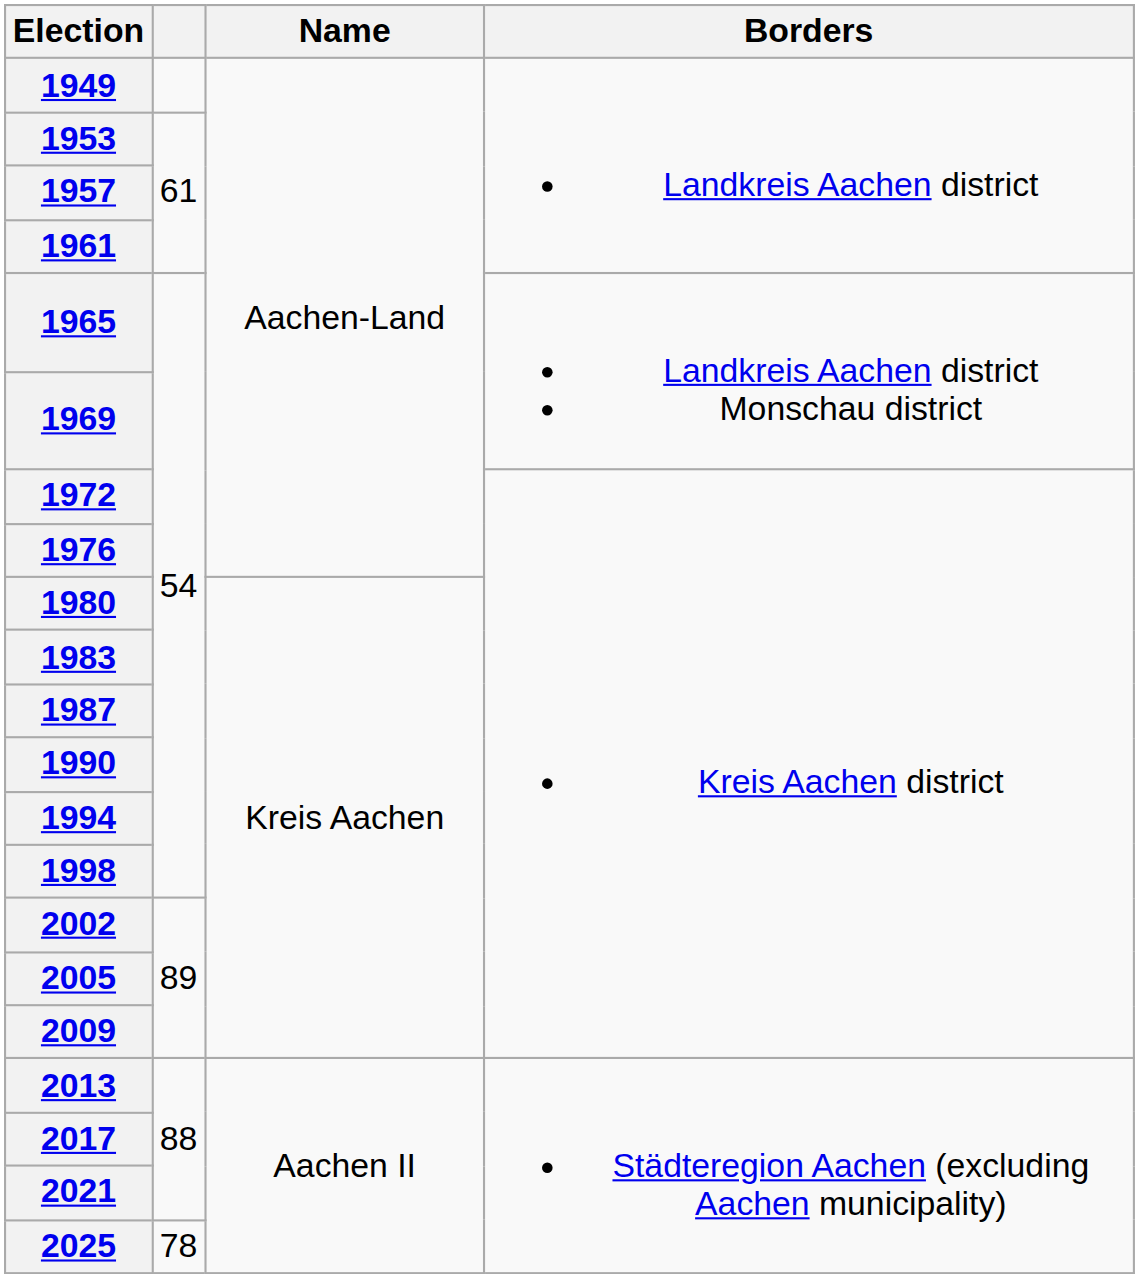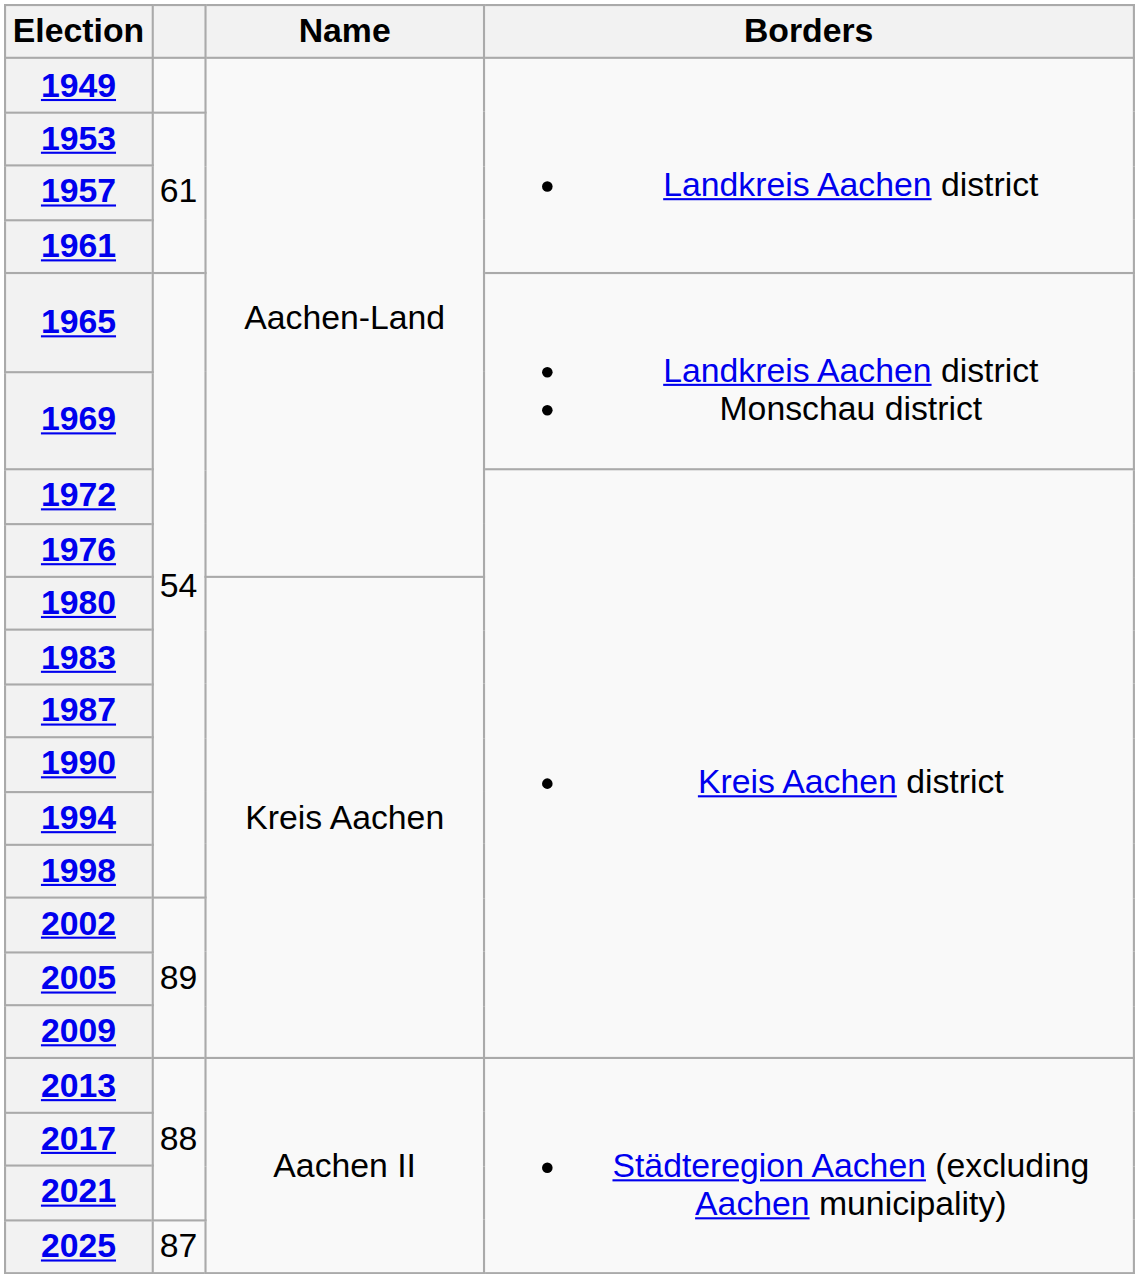(178, 1245) 78 -> (178, 1245) 87
